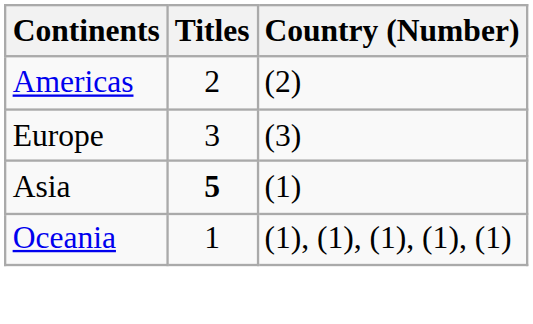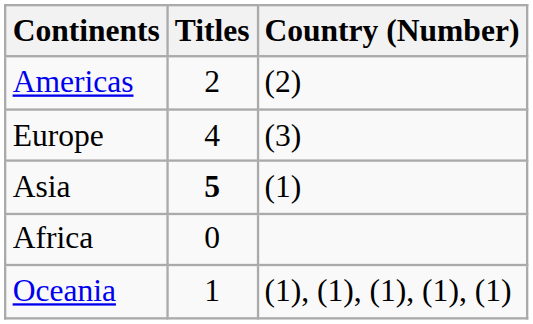(212, 134) 3 -> (212, 134) 4
+ row: (53, 238)
